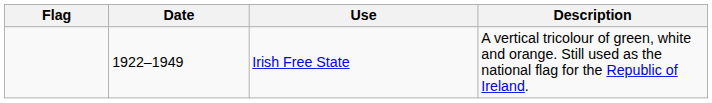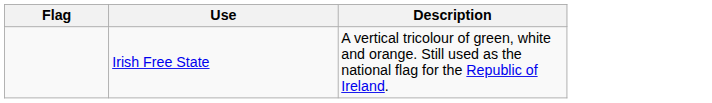- column: (179, 15)
